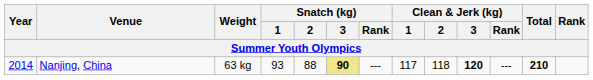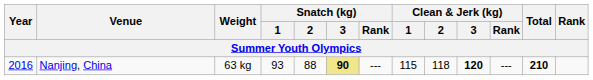(21, 65) 2014 -> (21, 65) 2016
(408, 65) 117 -> (408, 65) 115
